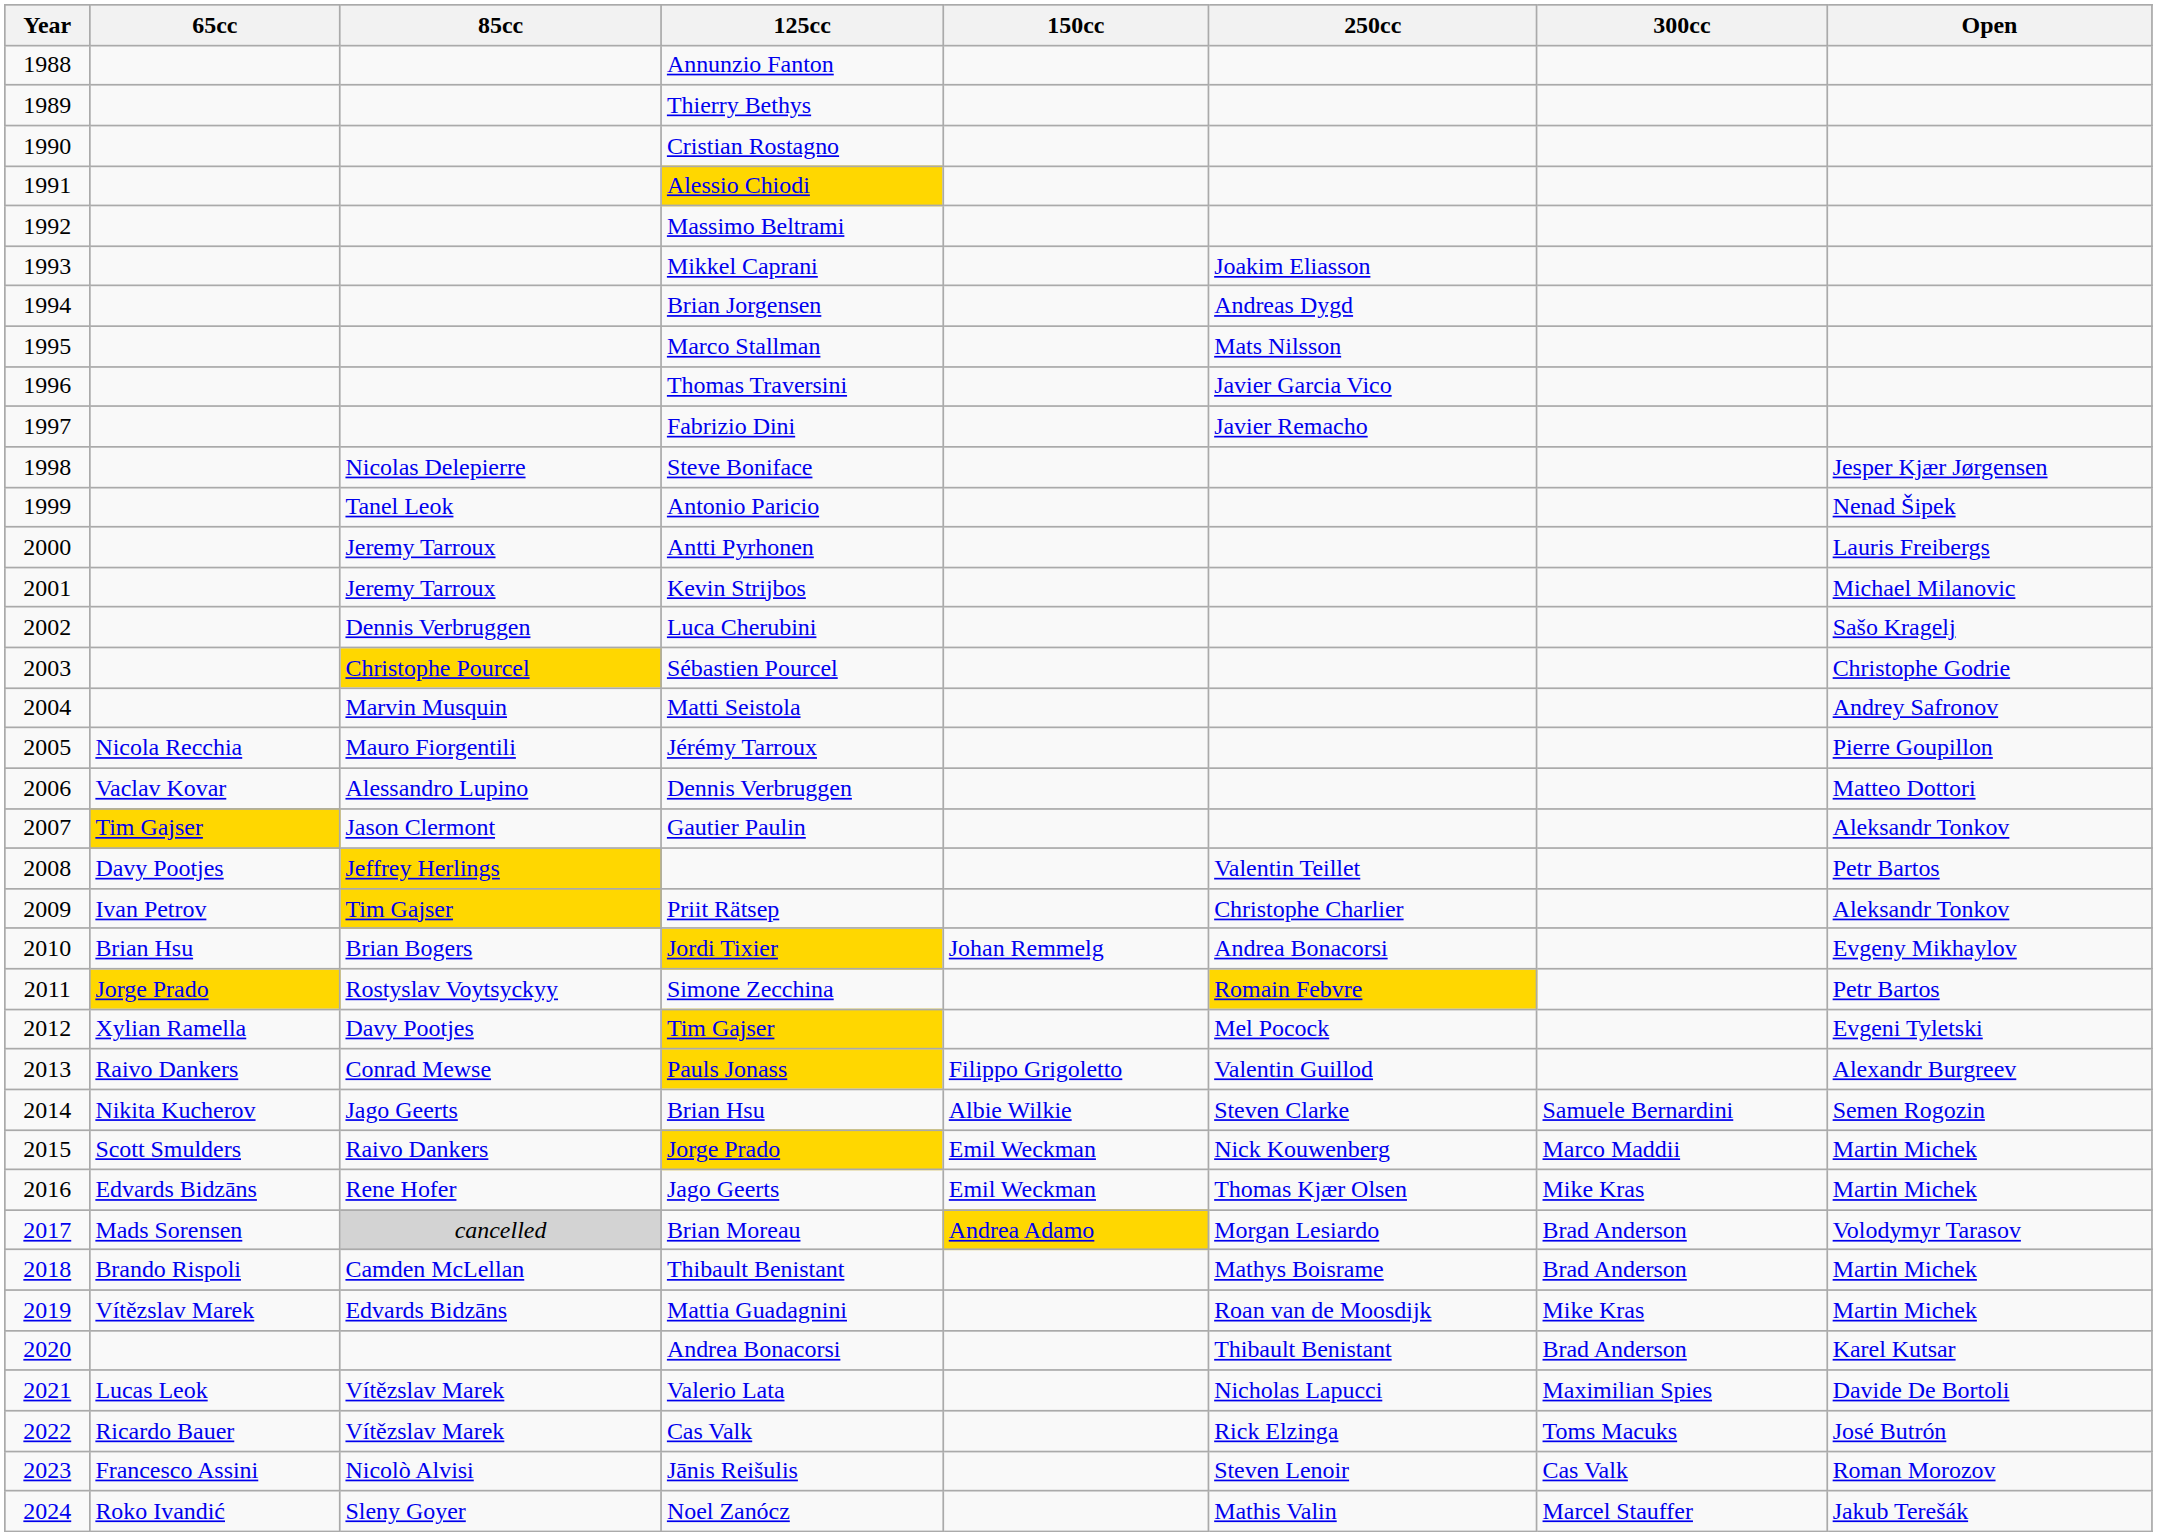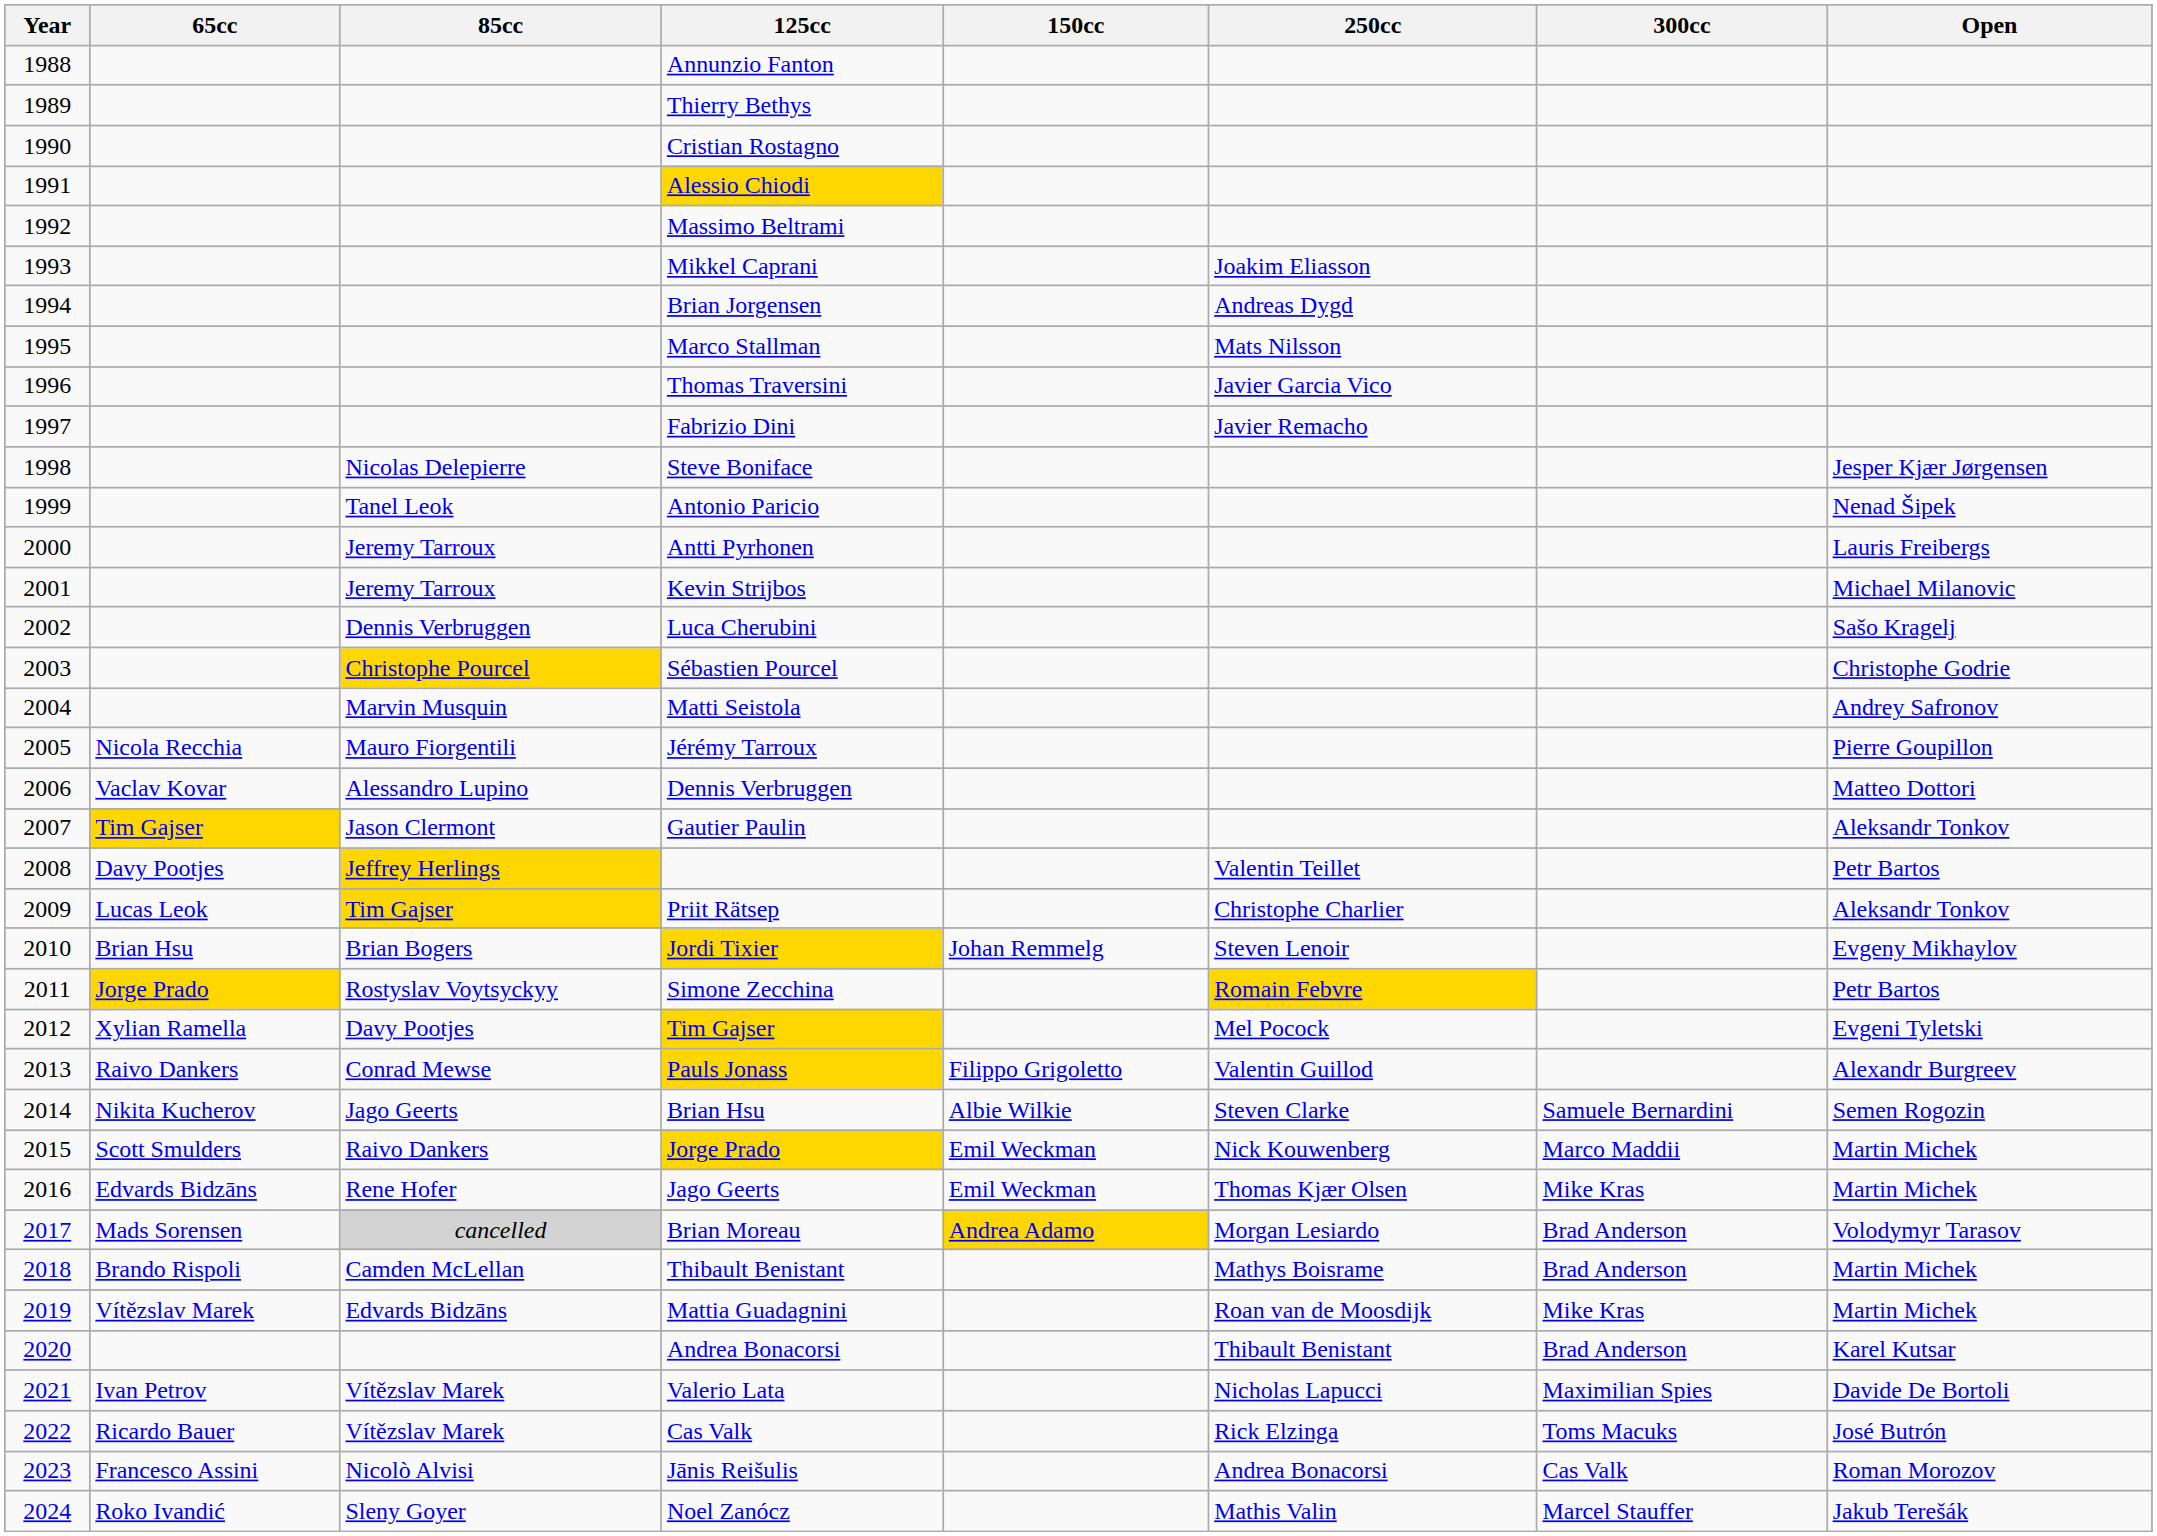(151, 908) Ivan Petrov -> (152, 908) Lucas Leok
(1301, 948) Andrea Bonacorsi -> (1282, 948) Steven Lenoir
(152, 1390) Lucas Leok -> (151, 1390) Ivan Petrov
(1282, 1470) Steven Lenoir -> (1301, 1470) Andrea Bonacorsi
